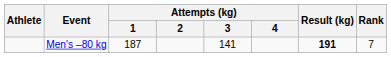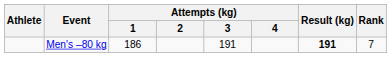(133, 45) 187 -> (133, 45) 186
(228, 45) 141 -> (228, 45) 191
